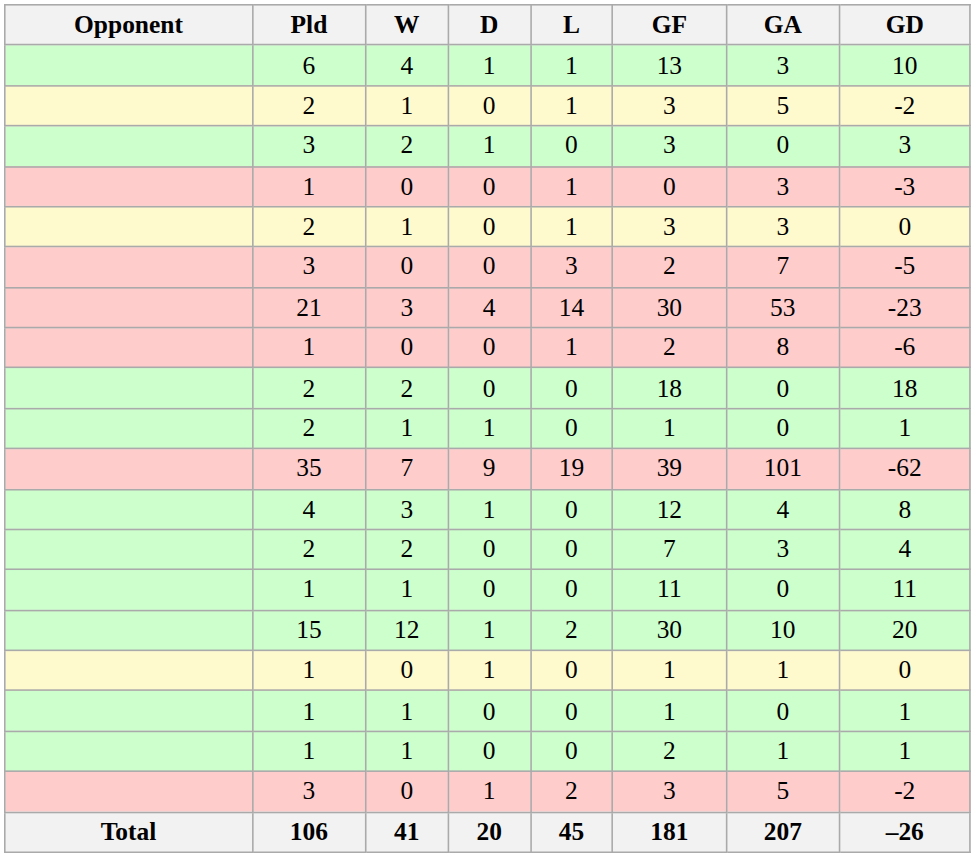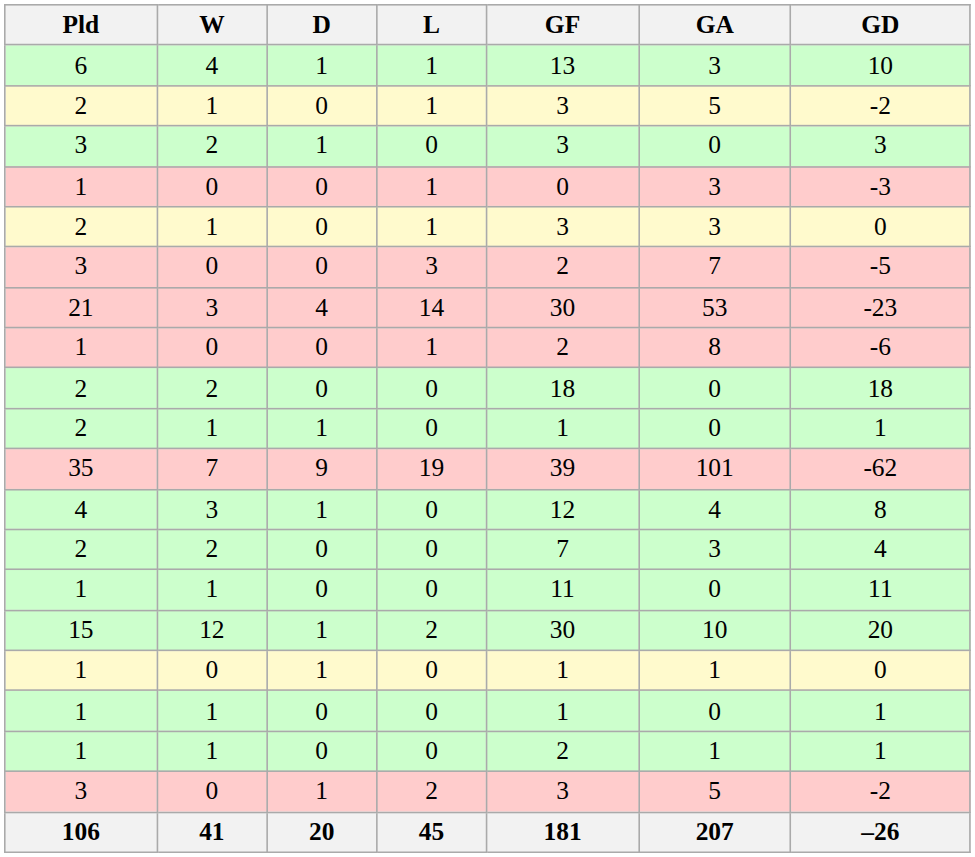- column: (128, 24)
